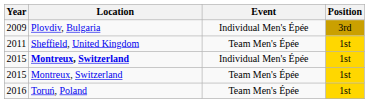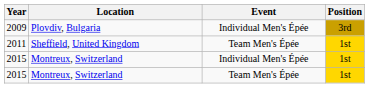(80, 59) bold -> (77, 59) normal
- row: (17, 91)
